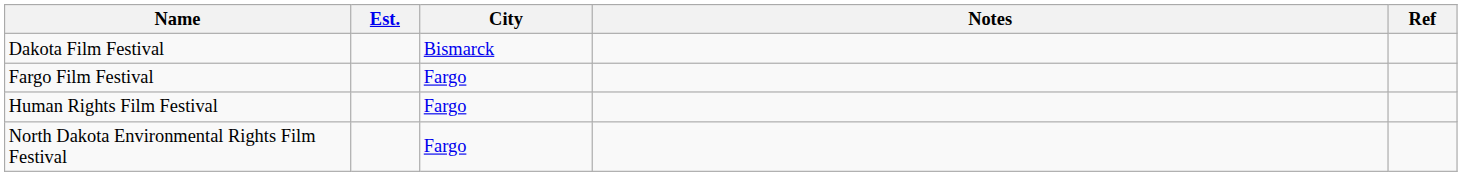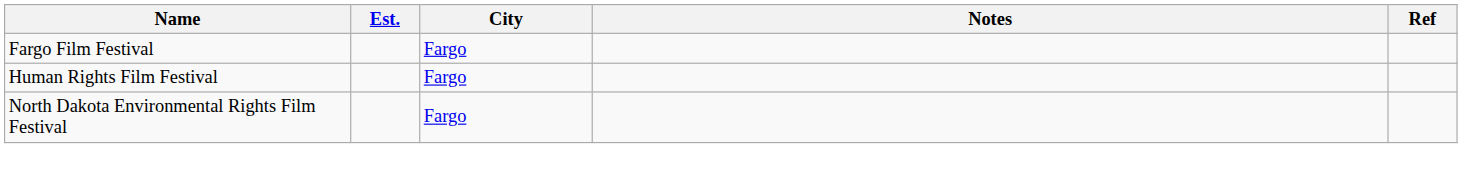- row: (87, 48)
